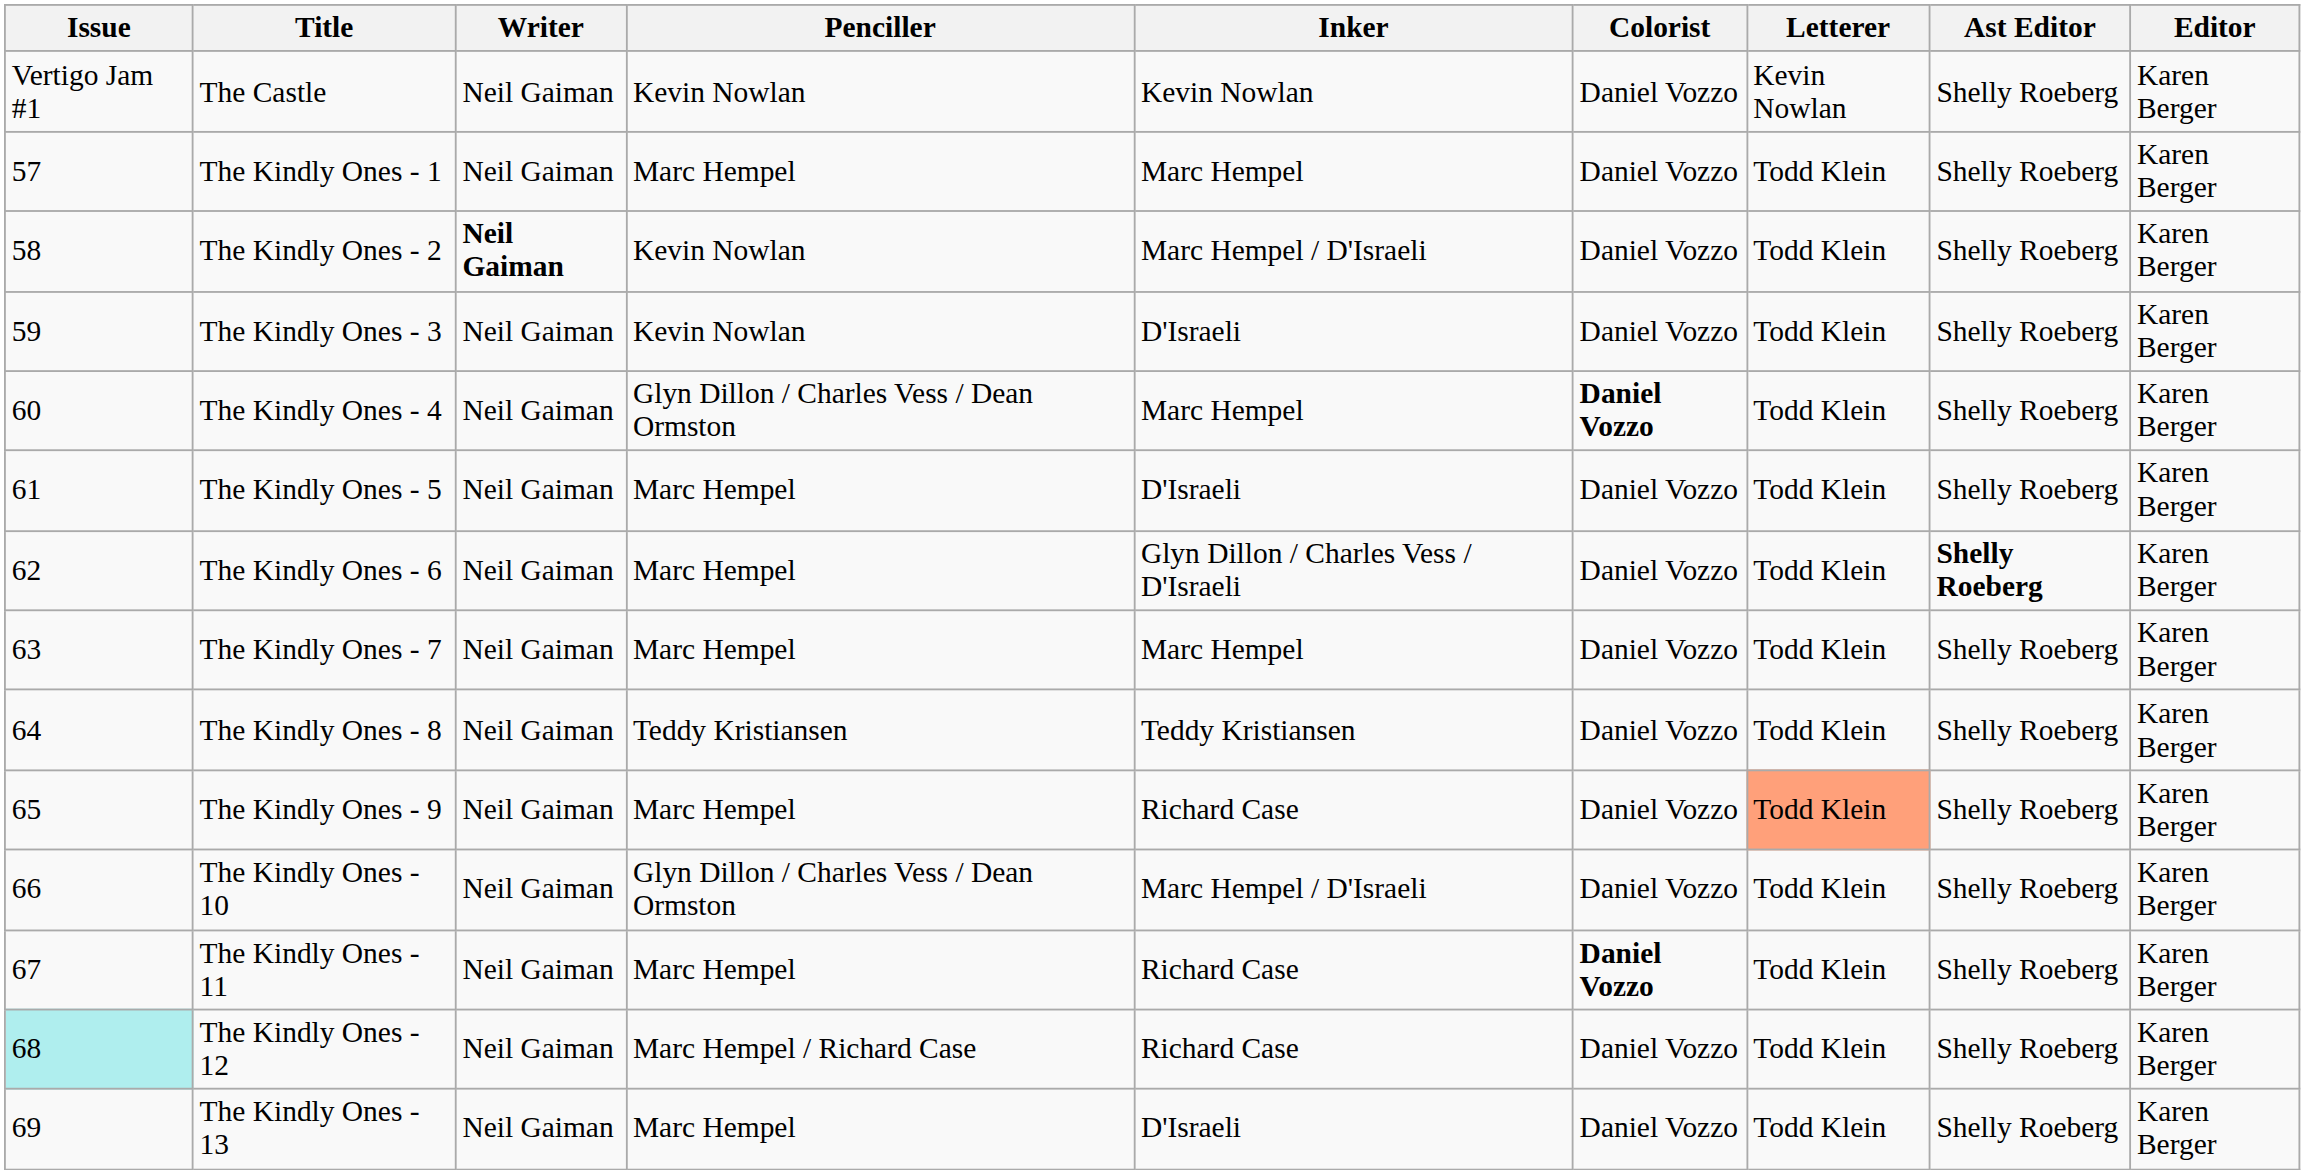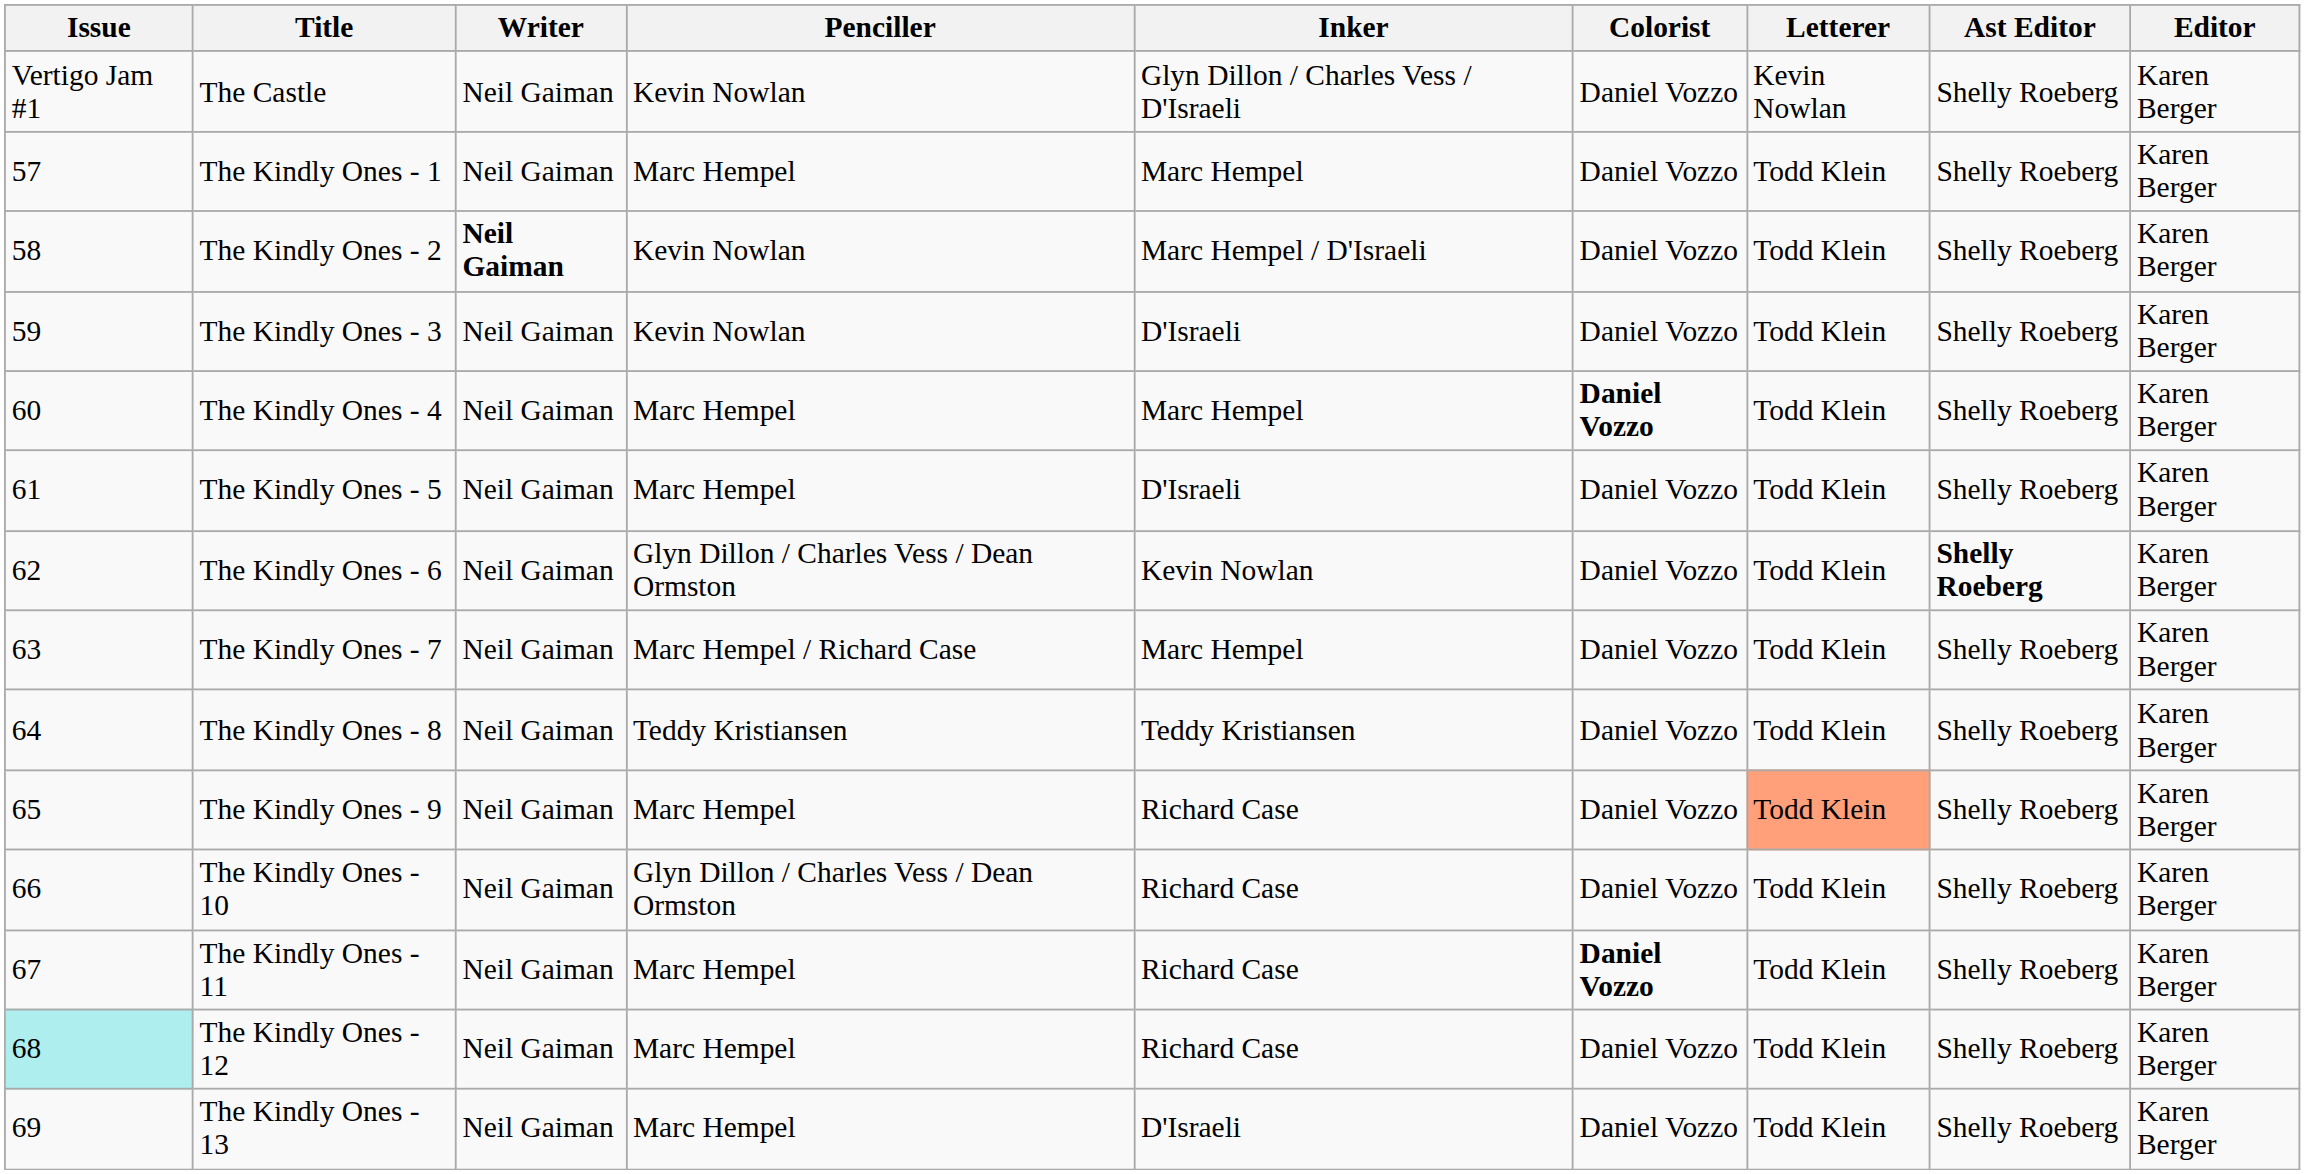(1227, 91) Kevin Nowlan -> (1306, 91) Glyn Dillon / Charles Vess / D'Israeli
(833, 410) Glyn Dillon / Charles Vess / Dean Ormston -> (714, 410) Marc Hempel
(714, 569) Marc Hempel -> (833, 569) Glyn Dillon / Charles Vess / Dean Ormston
(1306, 569) Glyn Dillon / Charles Vess / D'Israeli -> (1227, 569) Kevin Nowlan
(714, 649) Marc Hempel -> (805, 649) Marc Hempel / Richard Case
(1284, 889) Marc Hempel / D'Israeli -> (1220, 889) Richard Case
(805, 1048) Marc Hempel / Richard Case -> (714, 1048) Marc Hempel
